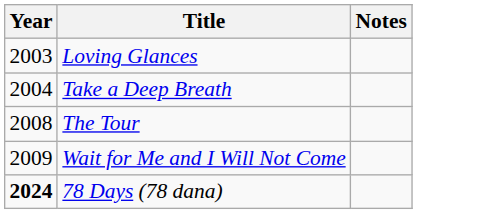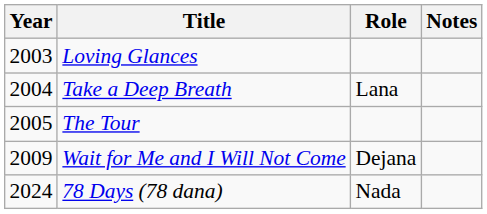+ column: (386, 21)
(31, 123) 2008 -> (31, 123) 2005
(31, 191) bold -> (31, 191) normal
